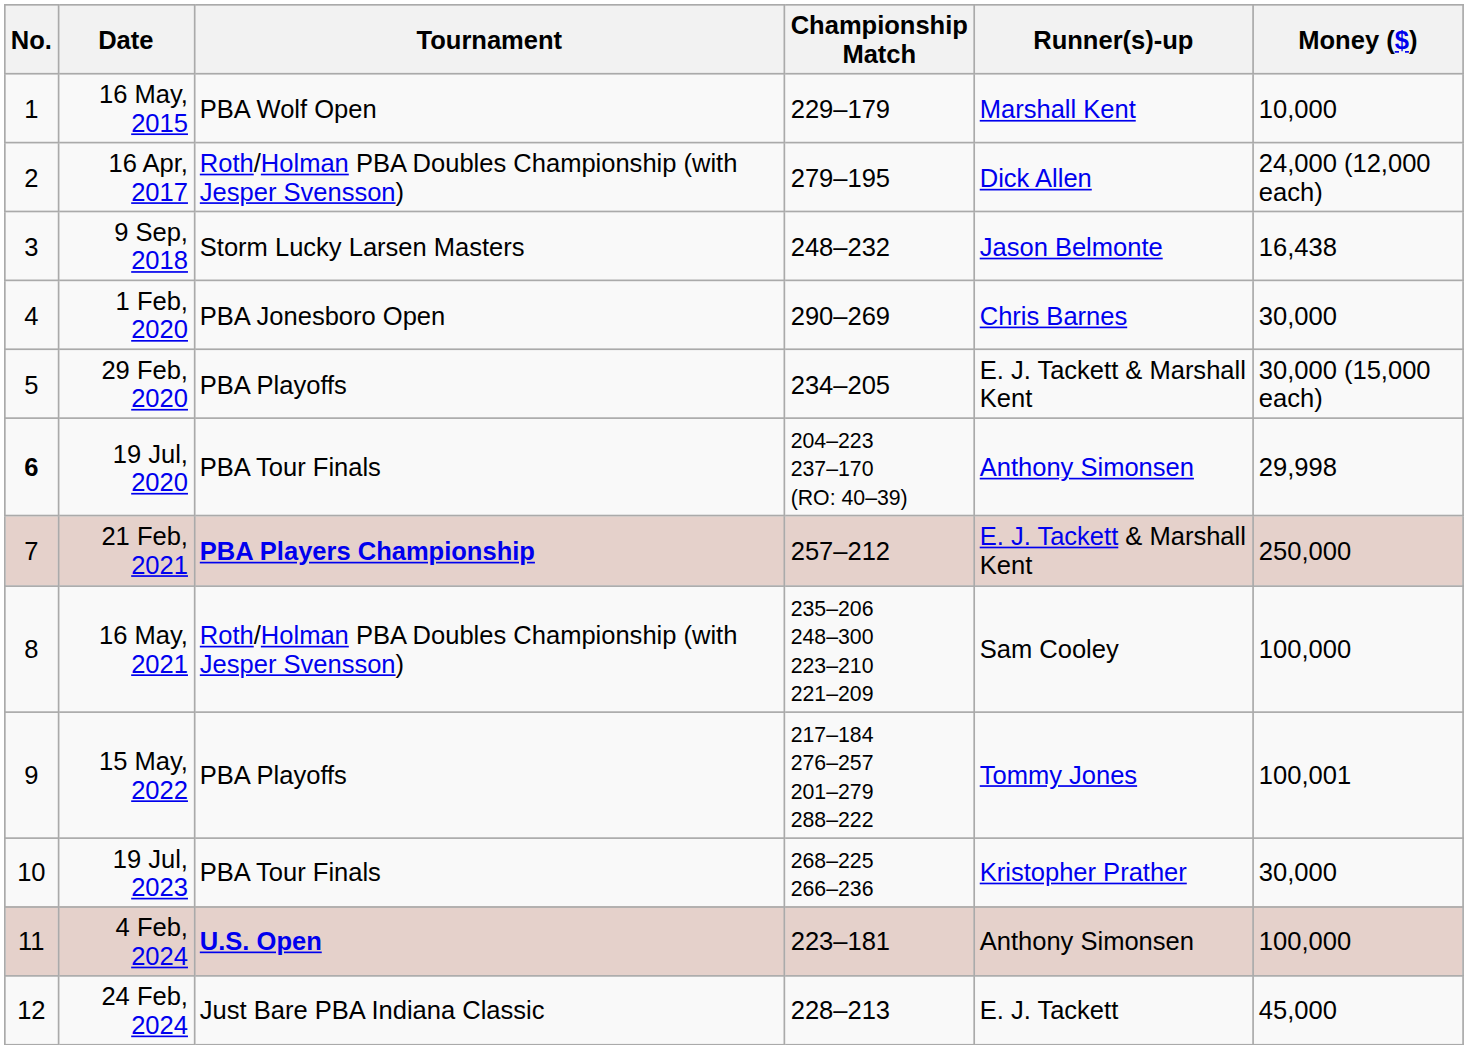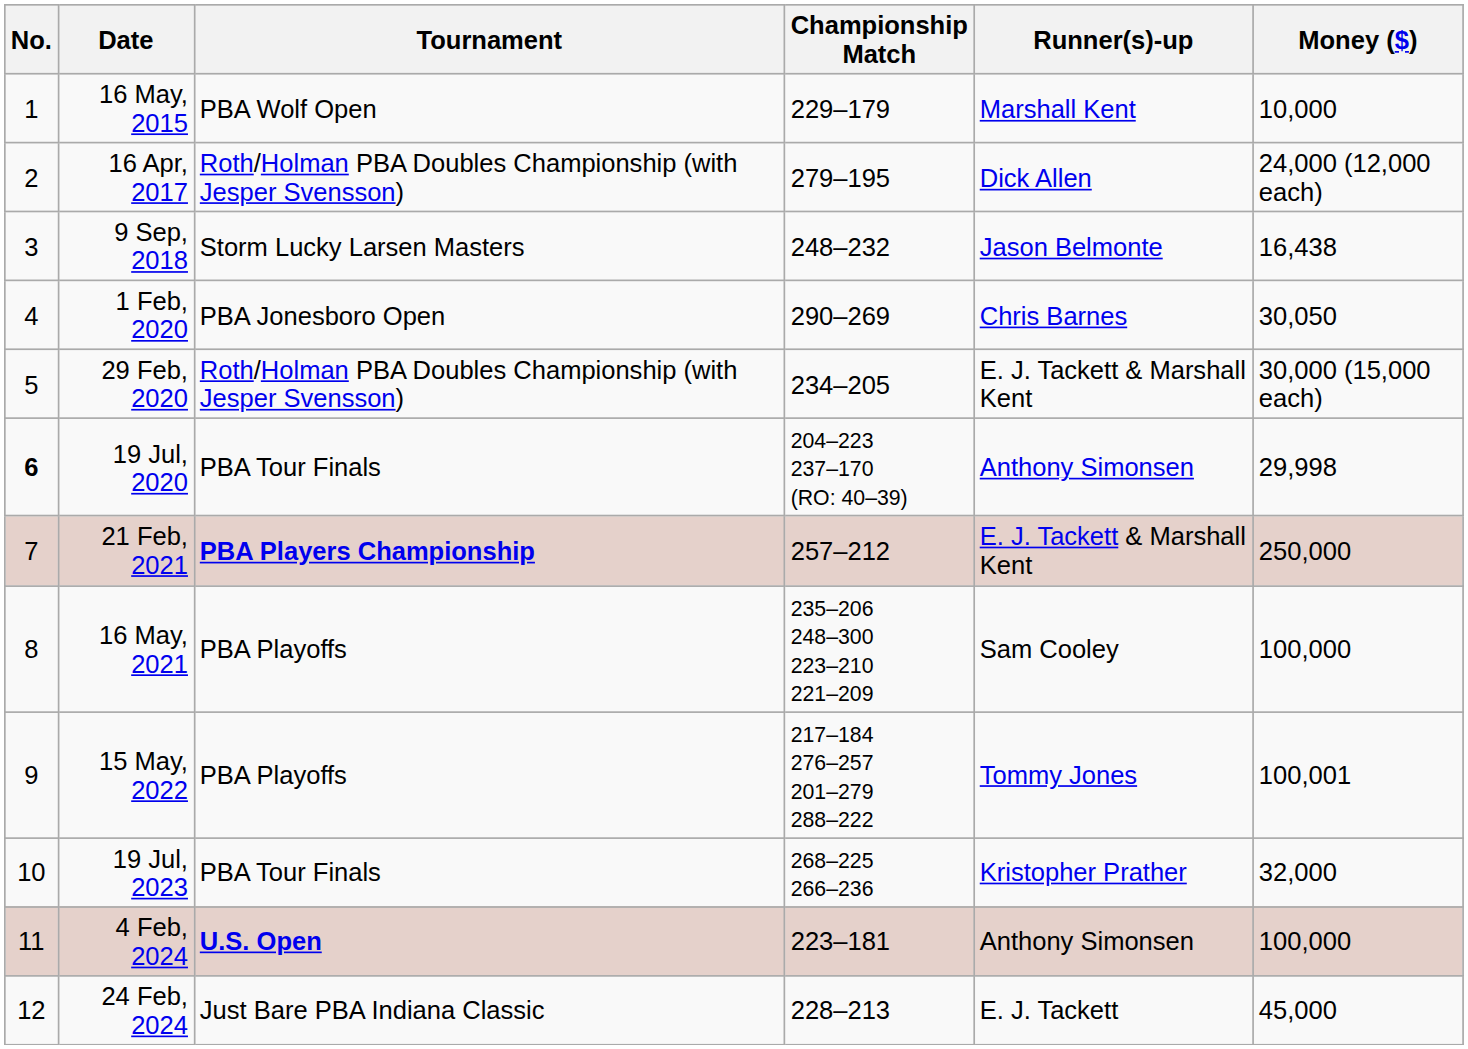(1298, 315) 30,000 -> (1298, 315) 30,050
(273, 384) PBA Playoffs -> (469, 384) Roth/Holman PBA Doubles Championship (with Jesper Svensson)
(469, 649) Roth/Holman PBA Doubles Championship (with Jesper Svensson) -> (273, 649) PBA Playoffs
(1298, 872) 30,000 -> (1298, 872) 32,000
